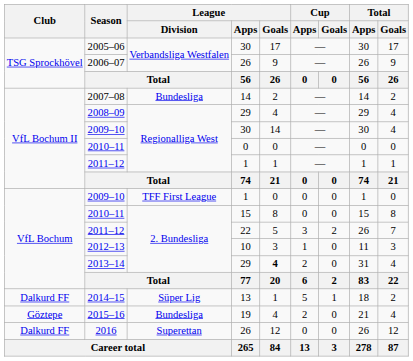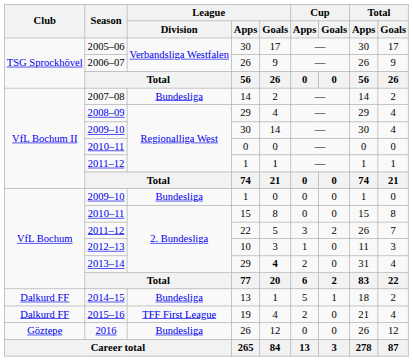(179, 197) TFF First League -> (179, 197) Bundesliga
(179, 297) Süper Lig -> (179, 297) Bundesliga
(45, 314) Göztepe -> (45, 314) Dalkurd FF
(179, 314) Bundesliga -> (179, 314) TFF First League
(45, 331) Dalkurd FF -> (45, 331) Göztepe
(179, 331) Superettan -> (179, 331) Bundesliga
